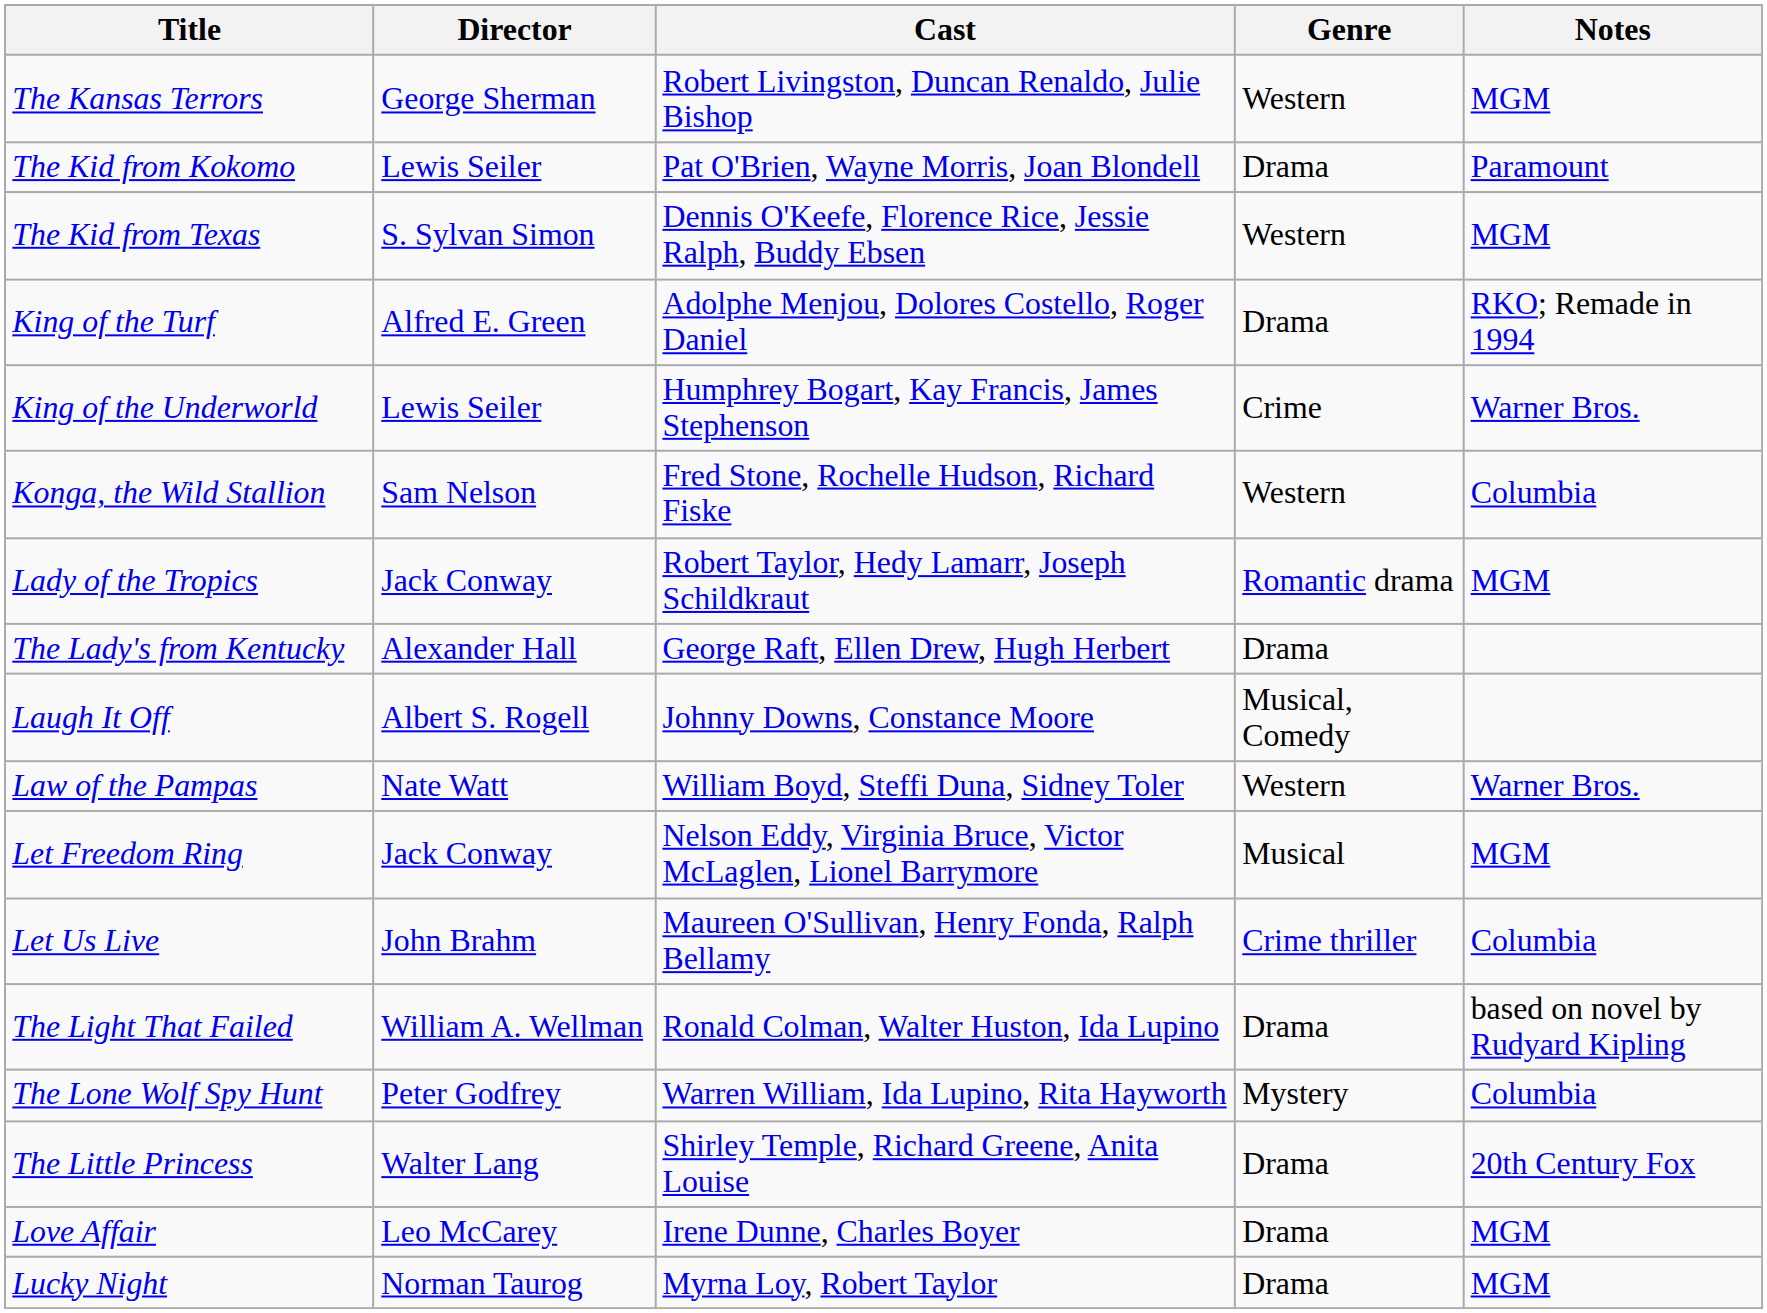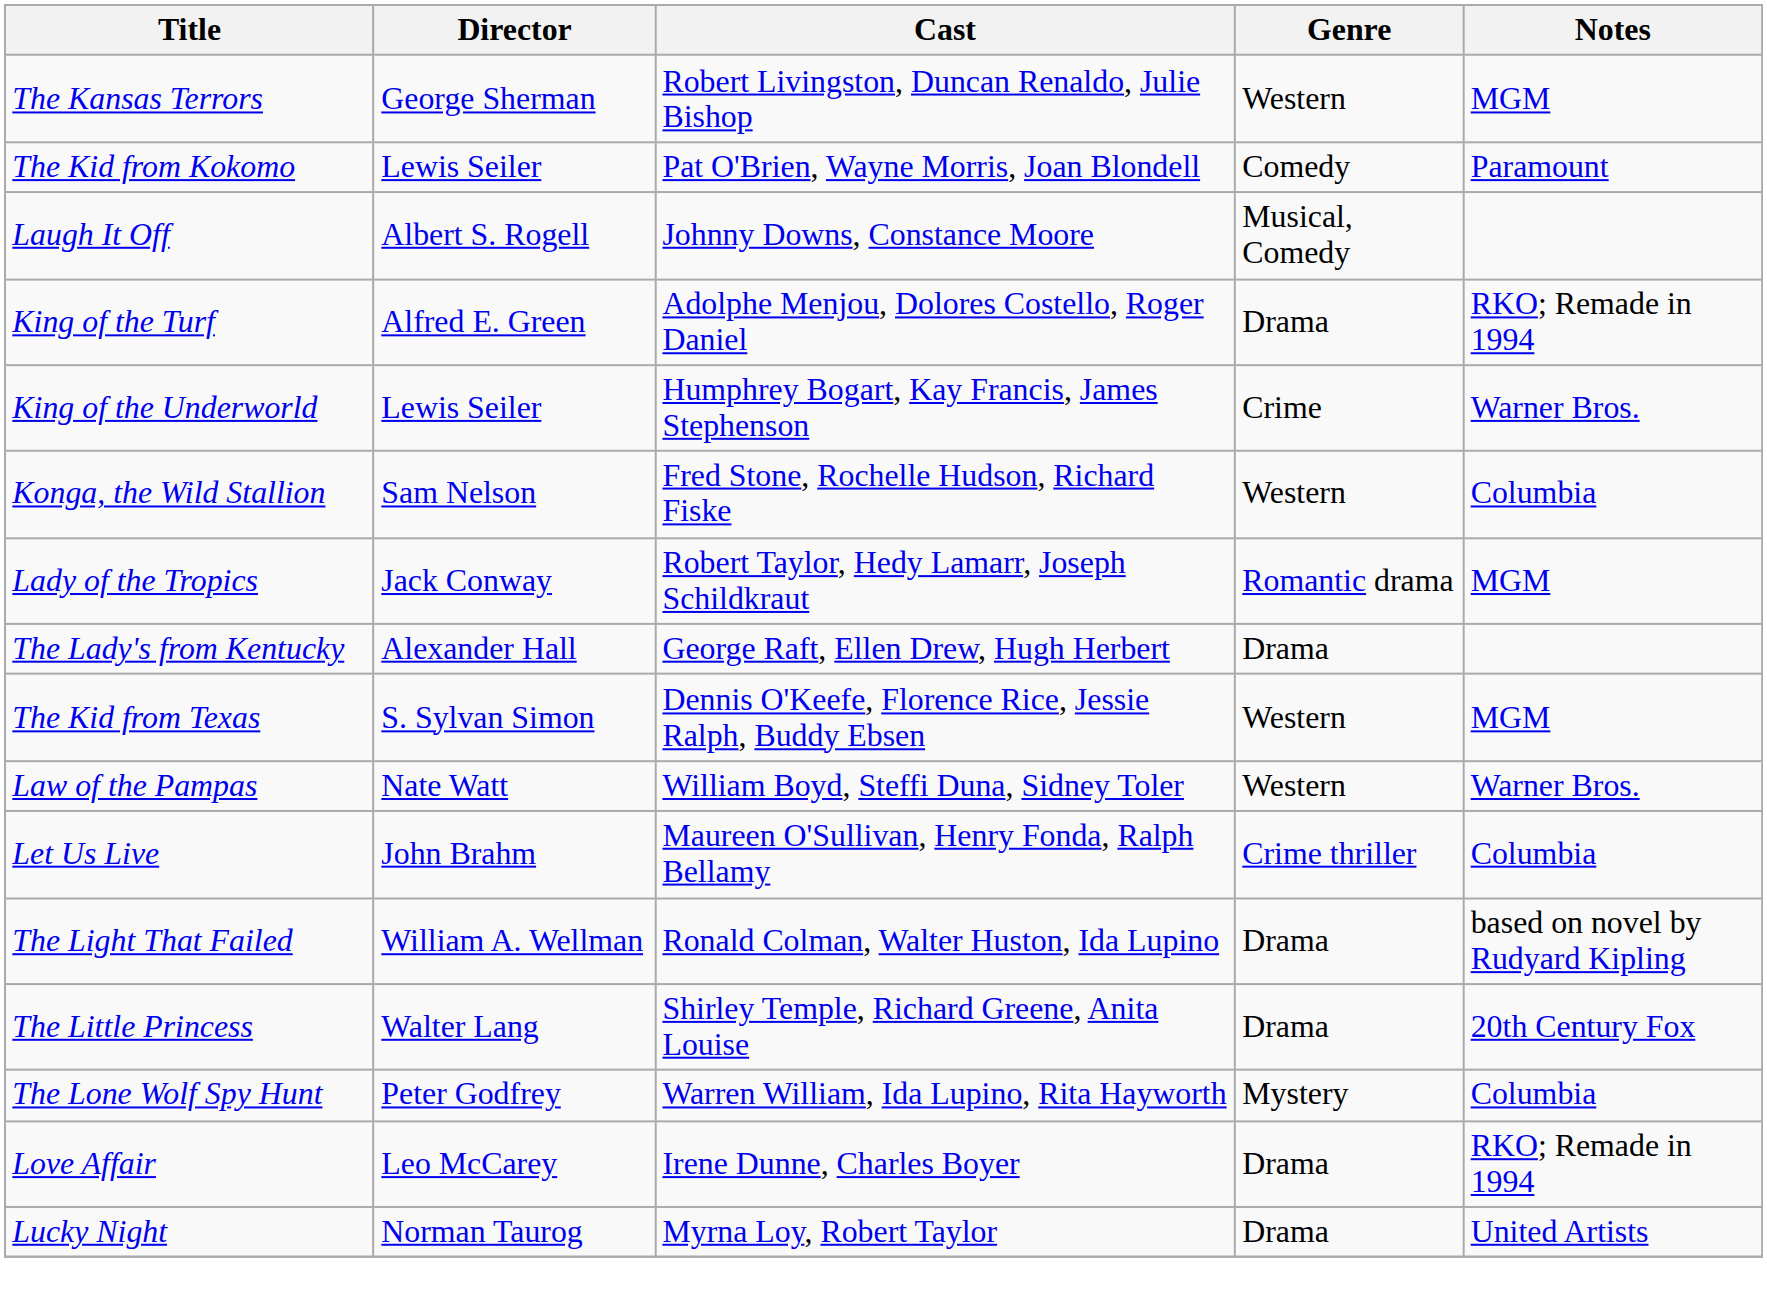(1286, 166) Drama -> (1296, 166) Comedy
rows swapped: (136, 234) <-> (91, 717)
- row: (128, 853)
rows swapped: (133, 1163) <-> (167, 1094)
(1511, 1231) MGM -> (1581, 1163) RKO; Remade in 1994
(1511, 1282) MGM -> (1560, 1231) United Artists
